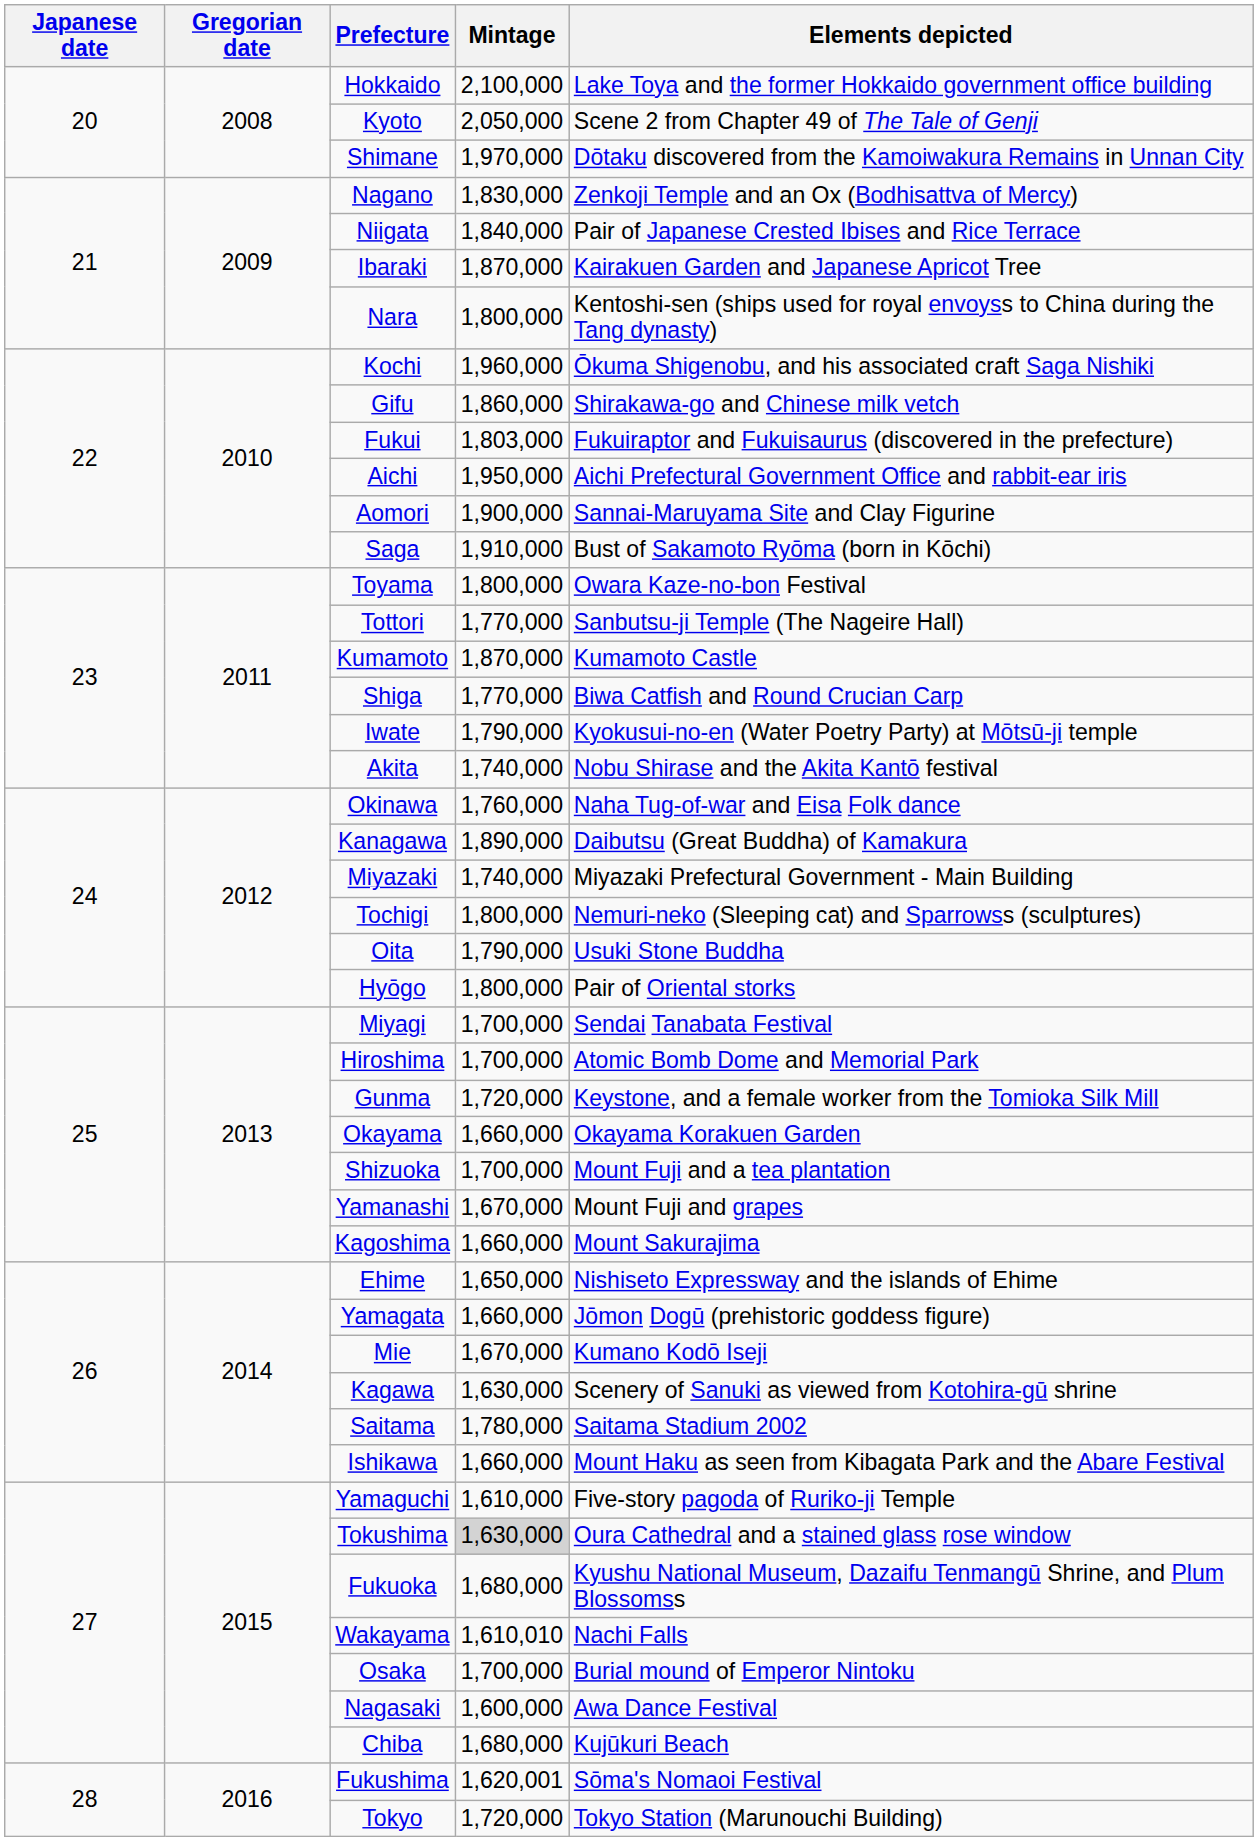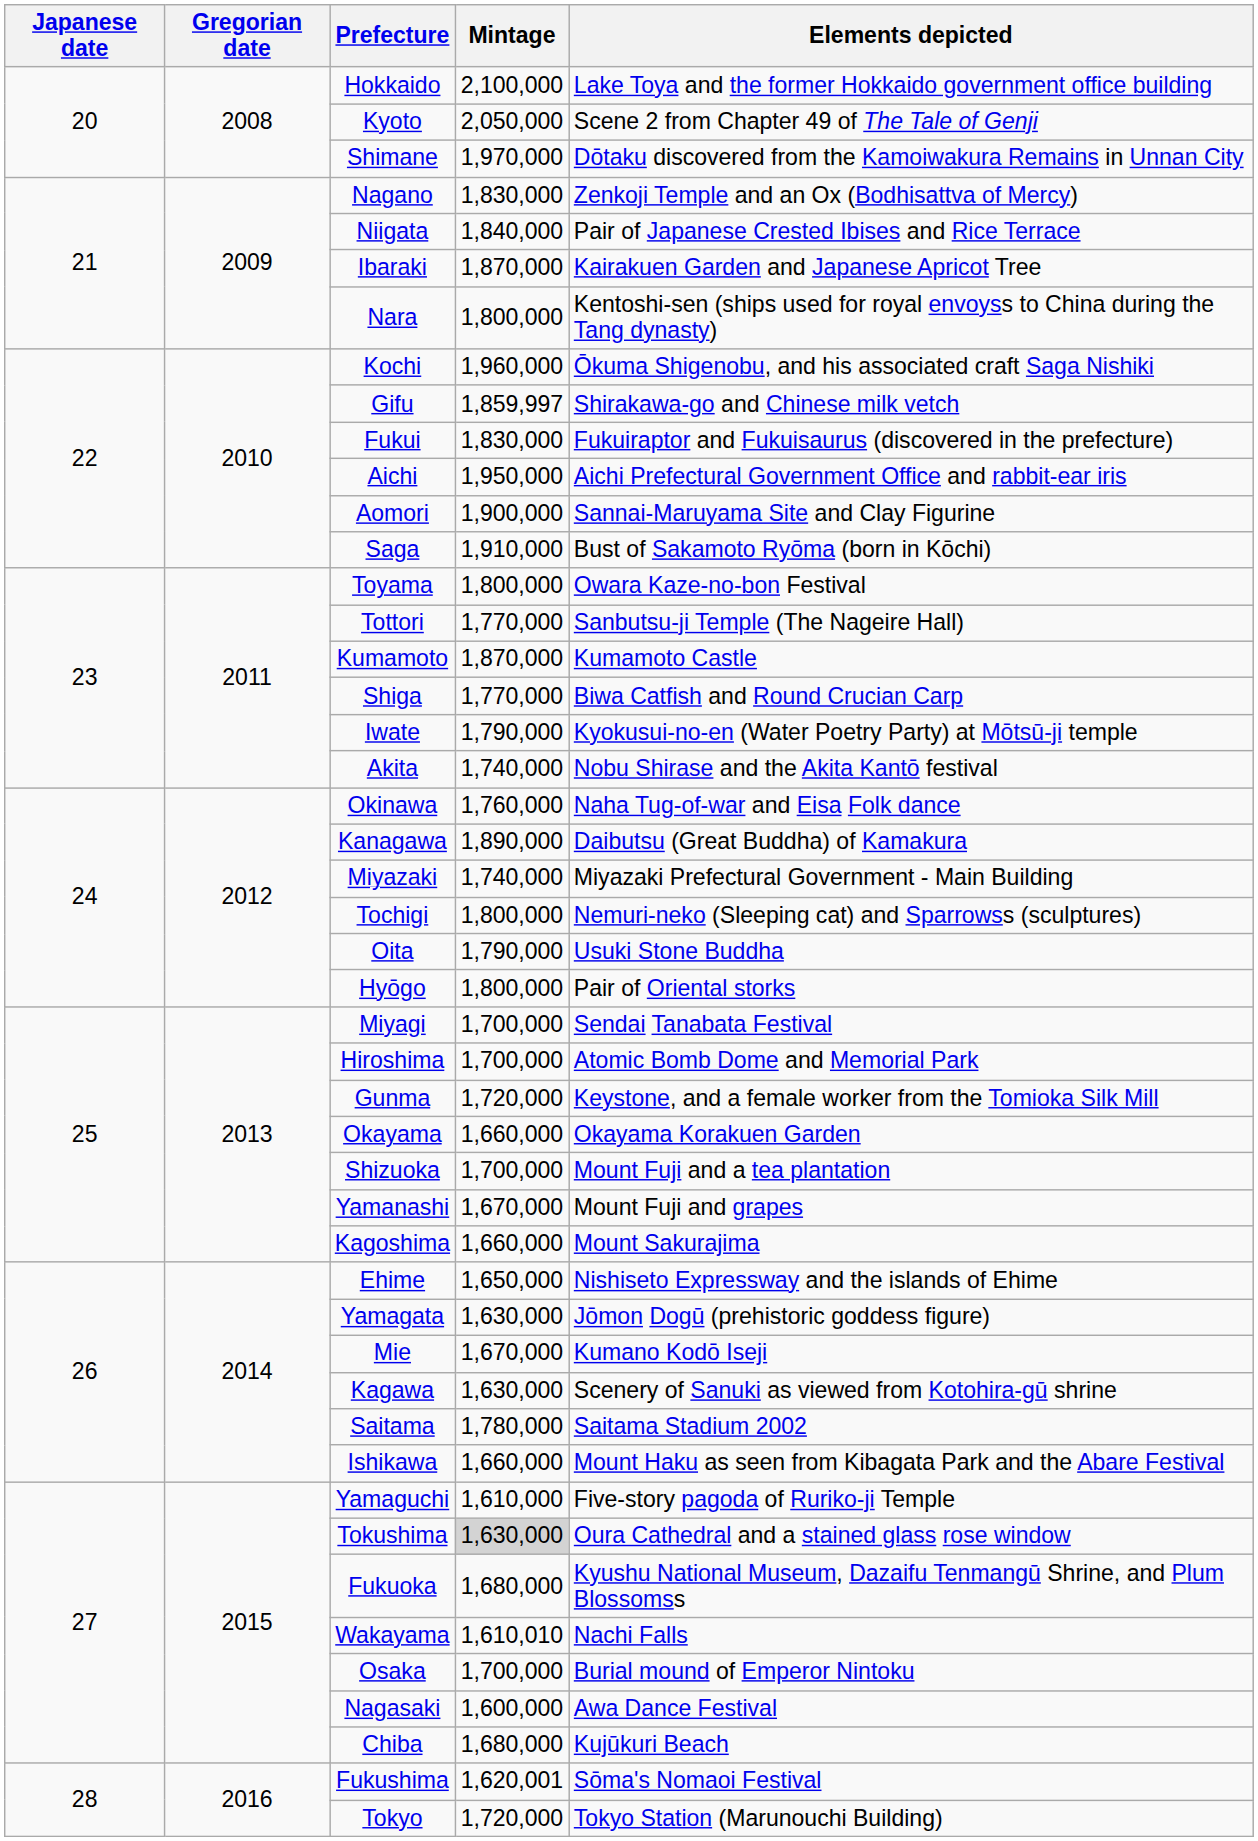(512, 403) 1,860,000 -> (512, 403) 1,859,997
(512, 440) 1,803,000 -> (512, 440) 1,830,000
(512, 1316) 1,660,000 -> (512, 1316) 1,630,000
